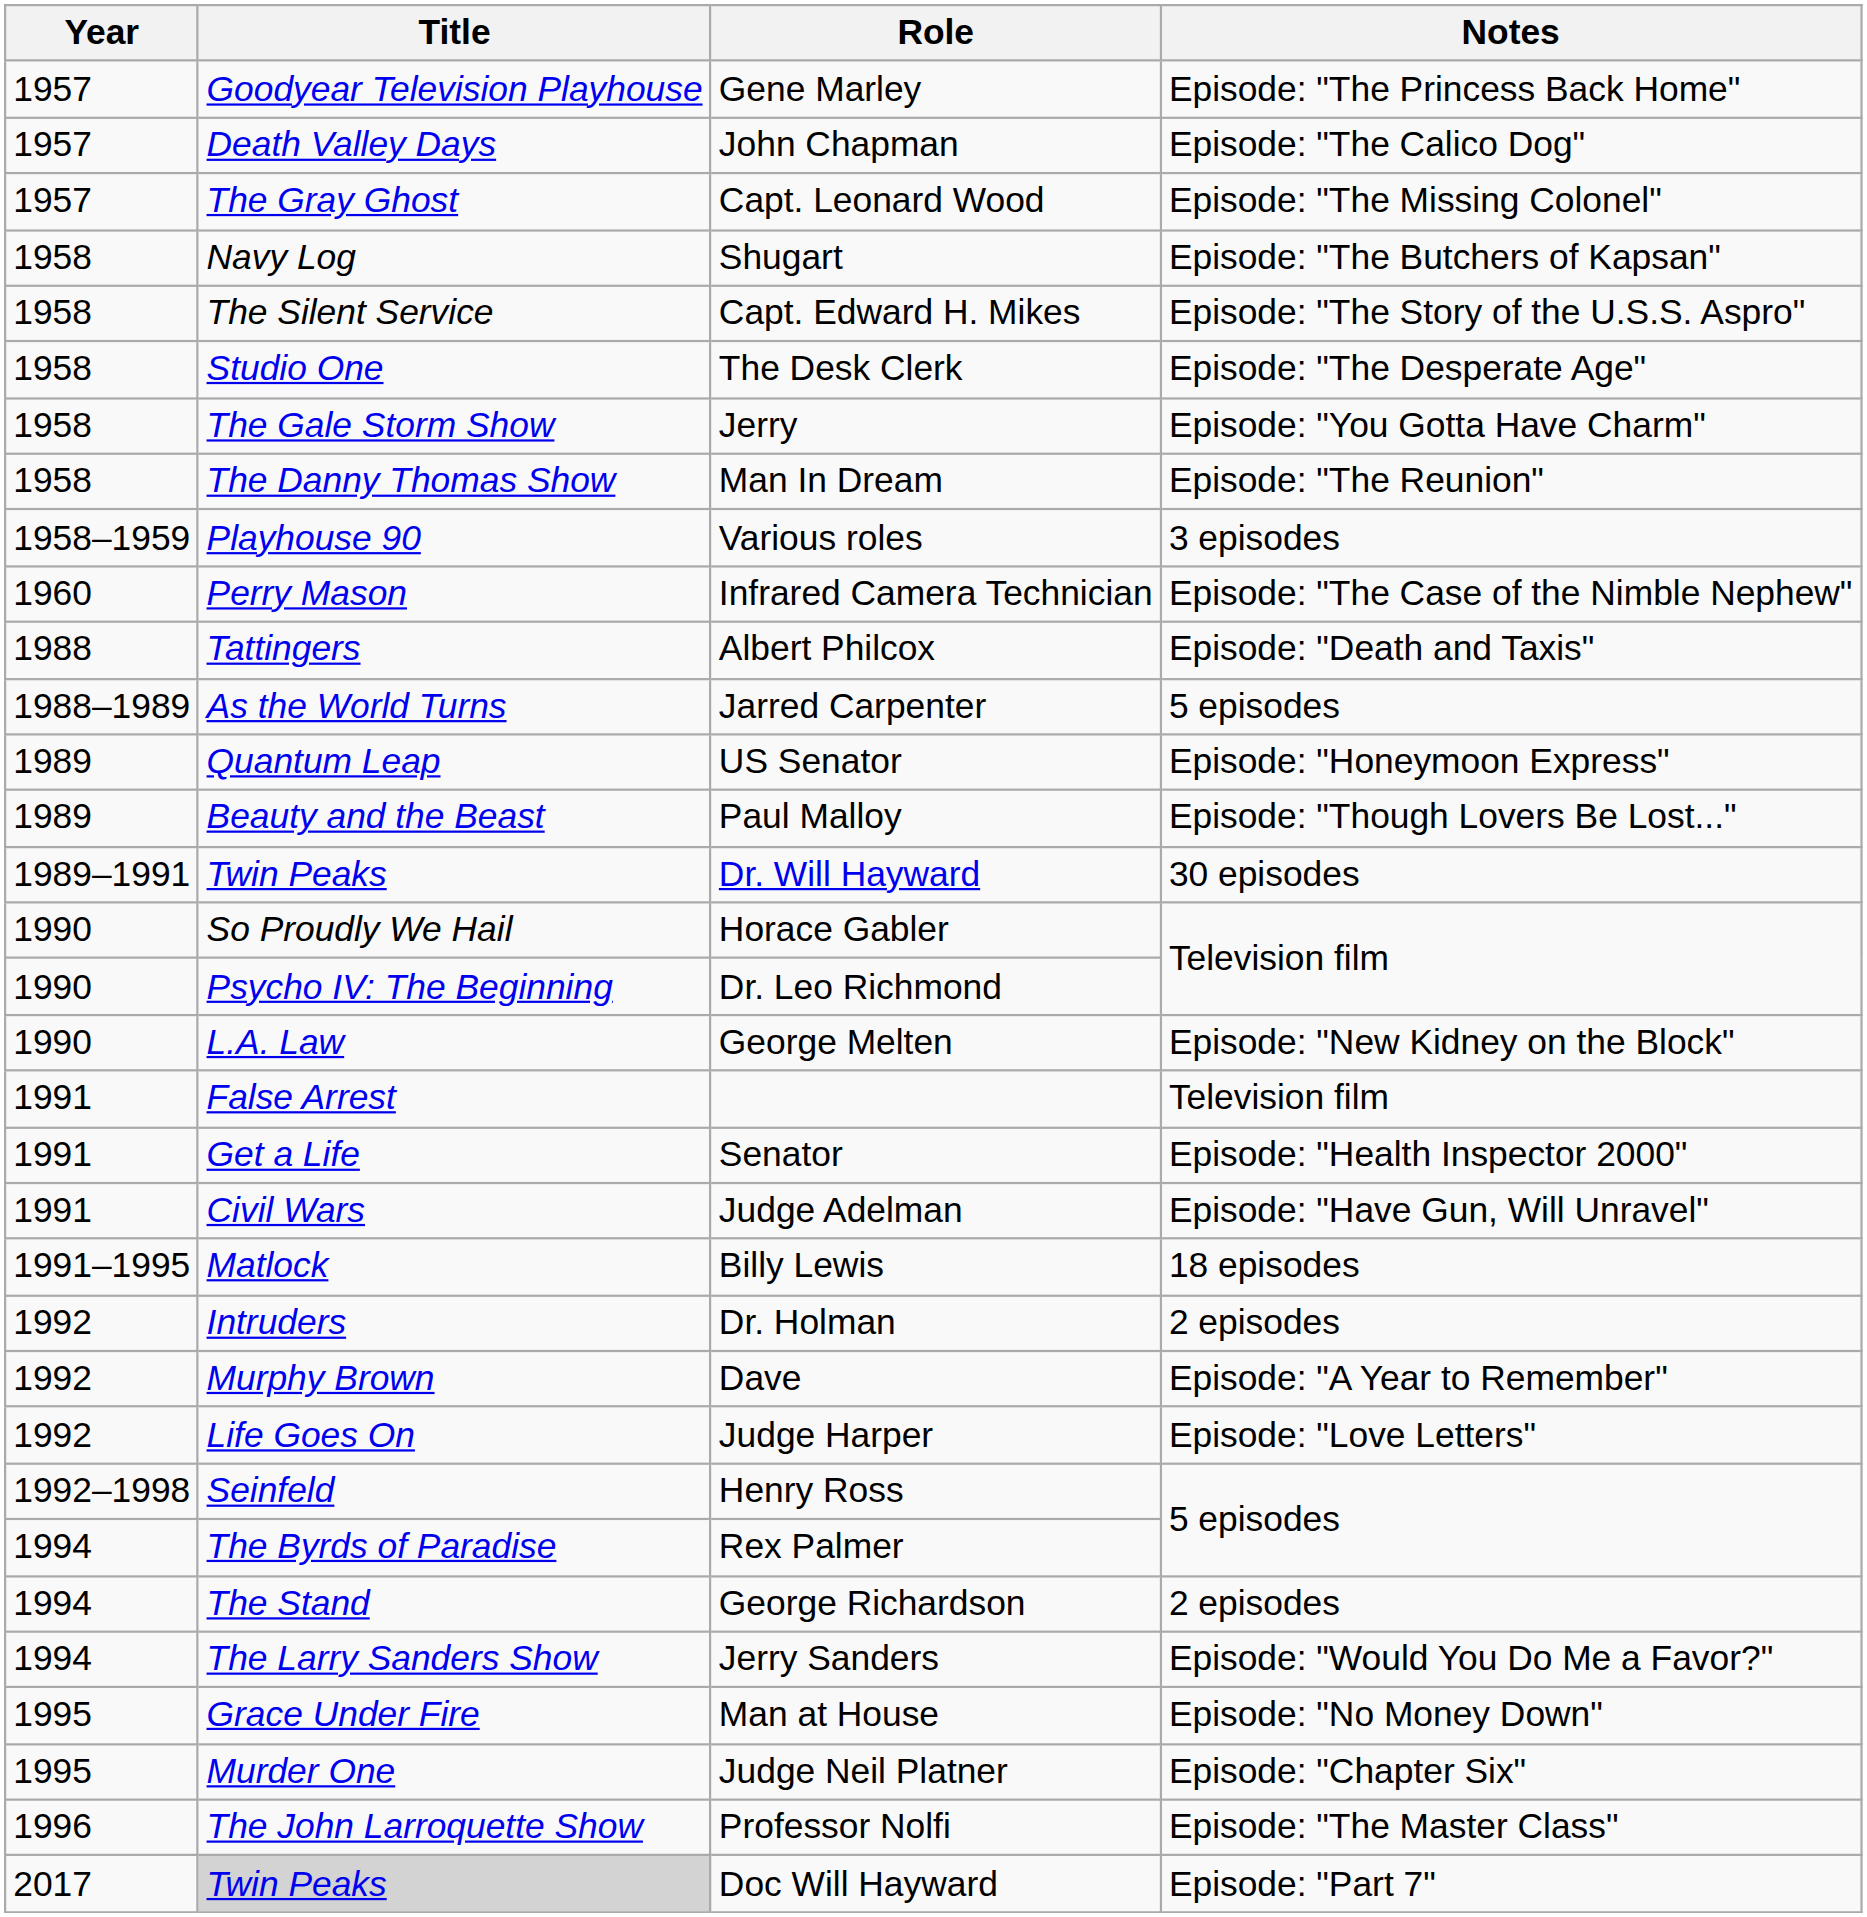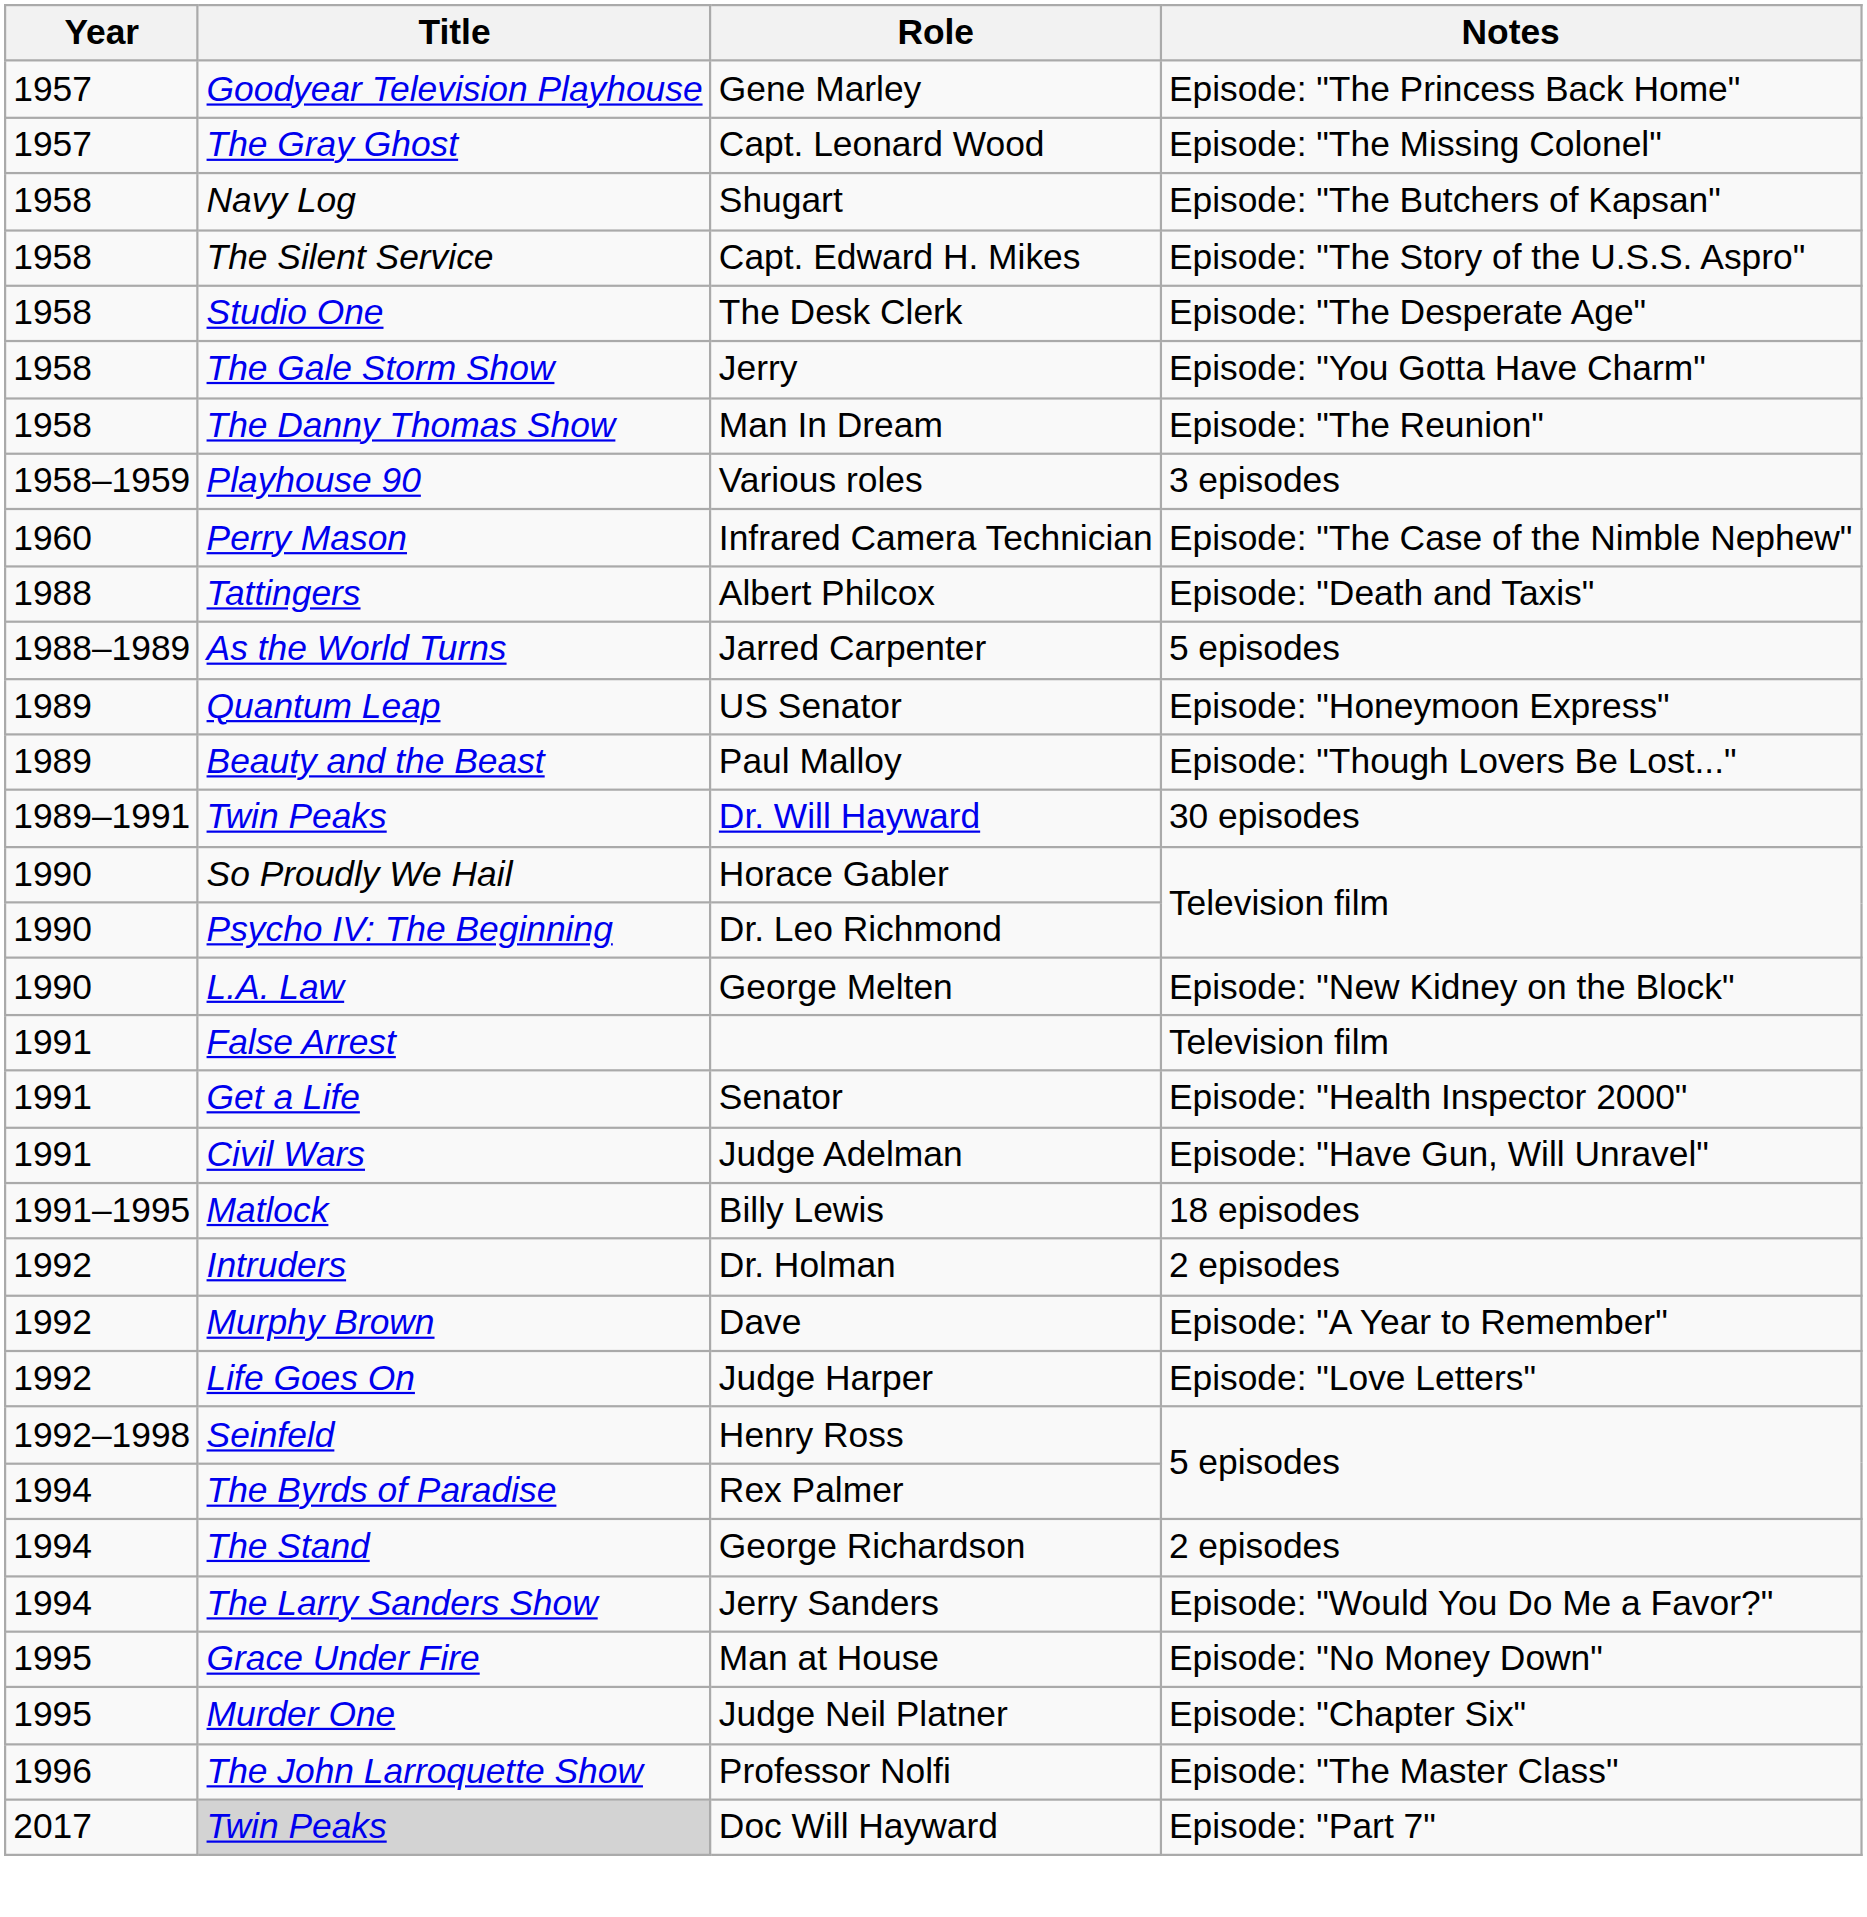- row: (839, 144)
